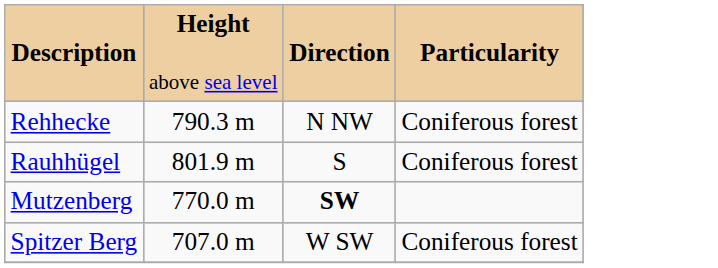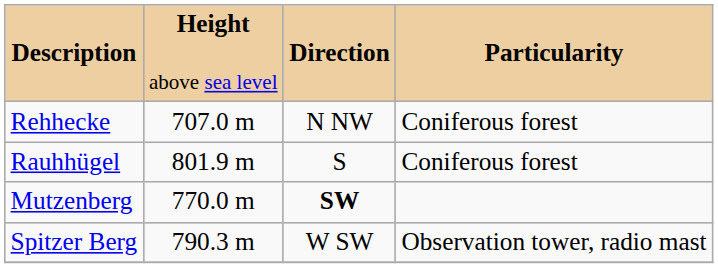(213, 121) 790.3 m -> (213, 121) 707.0 m
(213, 241) 707.0 m -> (213, 241) 790.3 m
(490, 241) Coniferous forest -> (554, 241) Observation tower, radio mast
